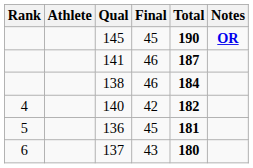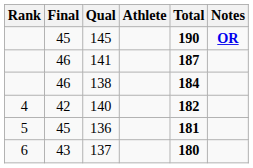columns swapped: (70, 15) <-> (151, 15)
